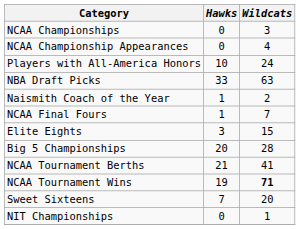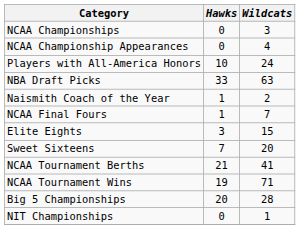rows swapped: (51, 199) <-> (66, 148)
(267, 182) bold -> (267, 182) normal
